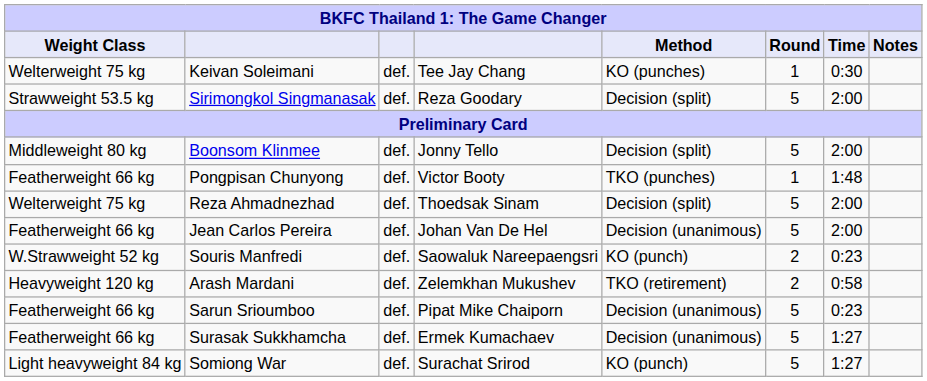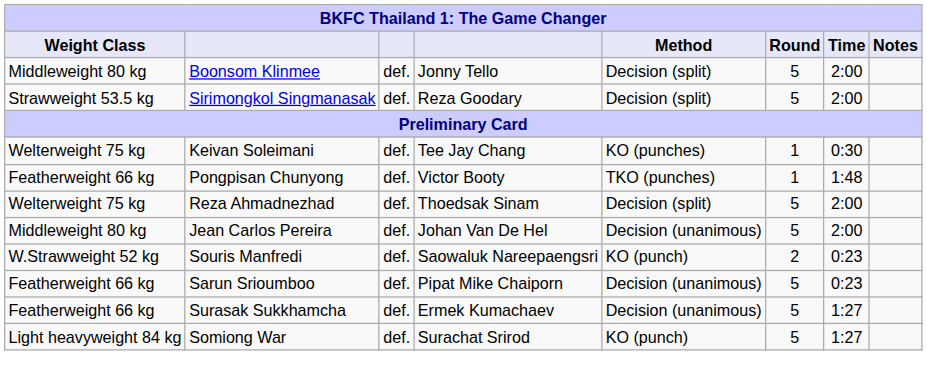rows swapped: (251, 71) <-> (255, 151)
(82, 230) Featherweight 66 kg -> (77, 230) Middleweight 80 kg
- row: (242, 283)
